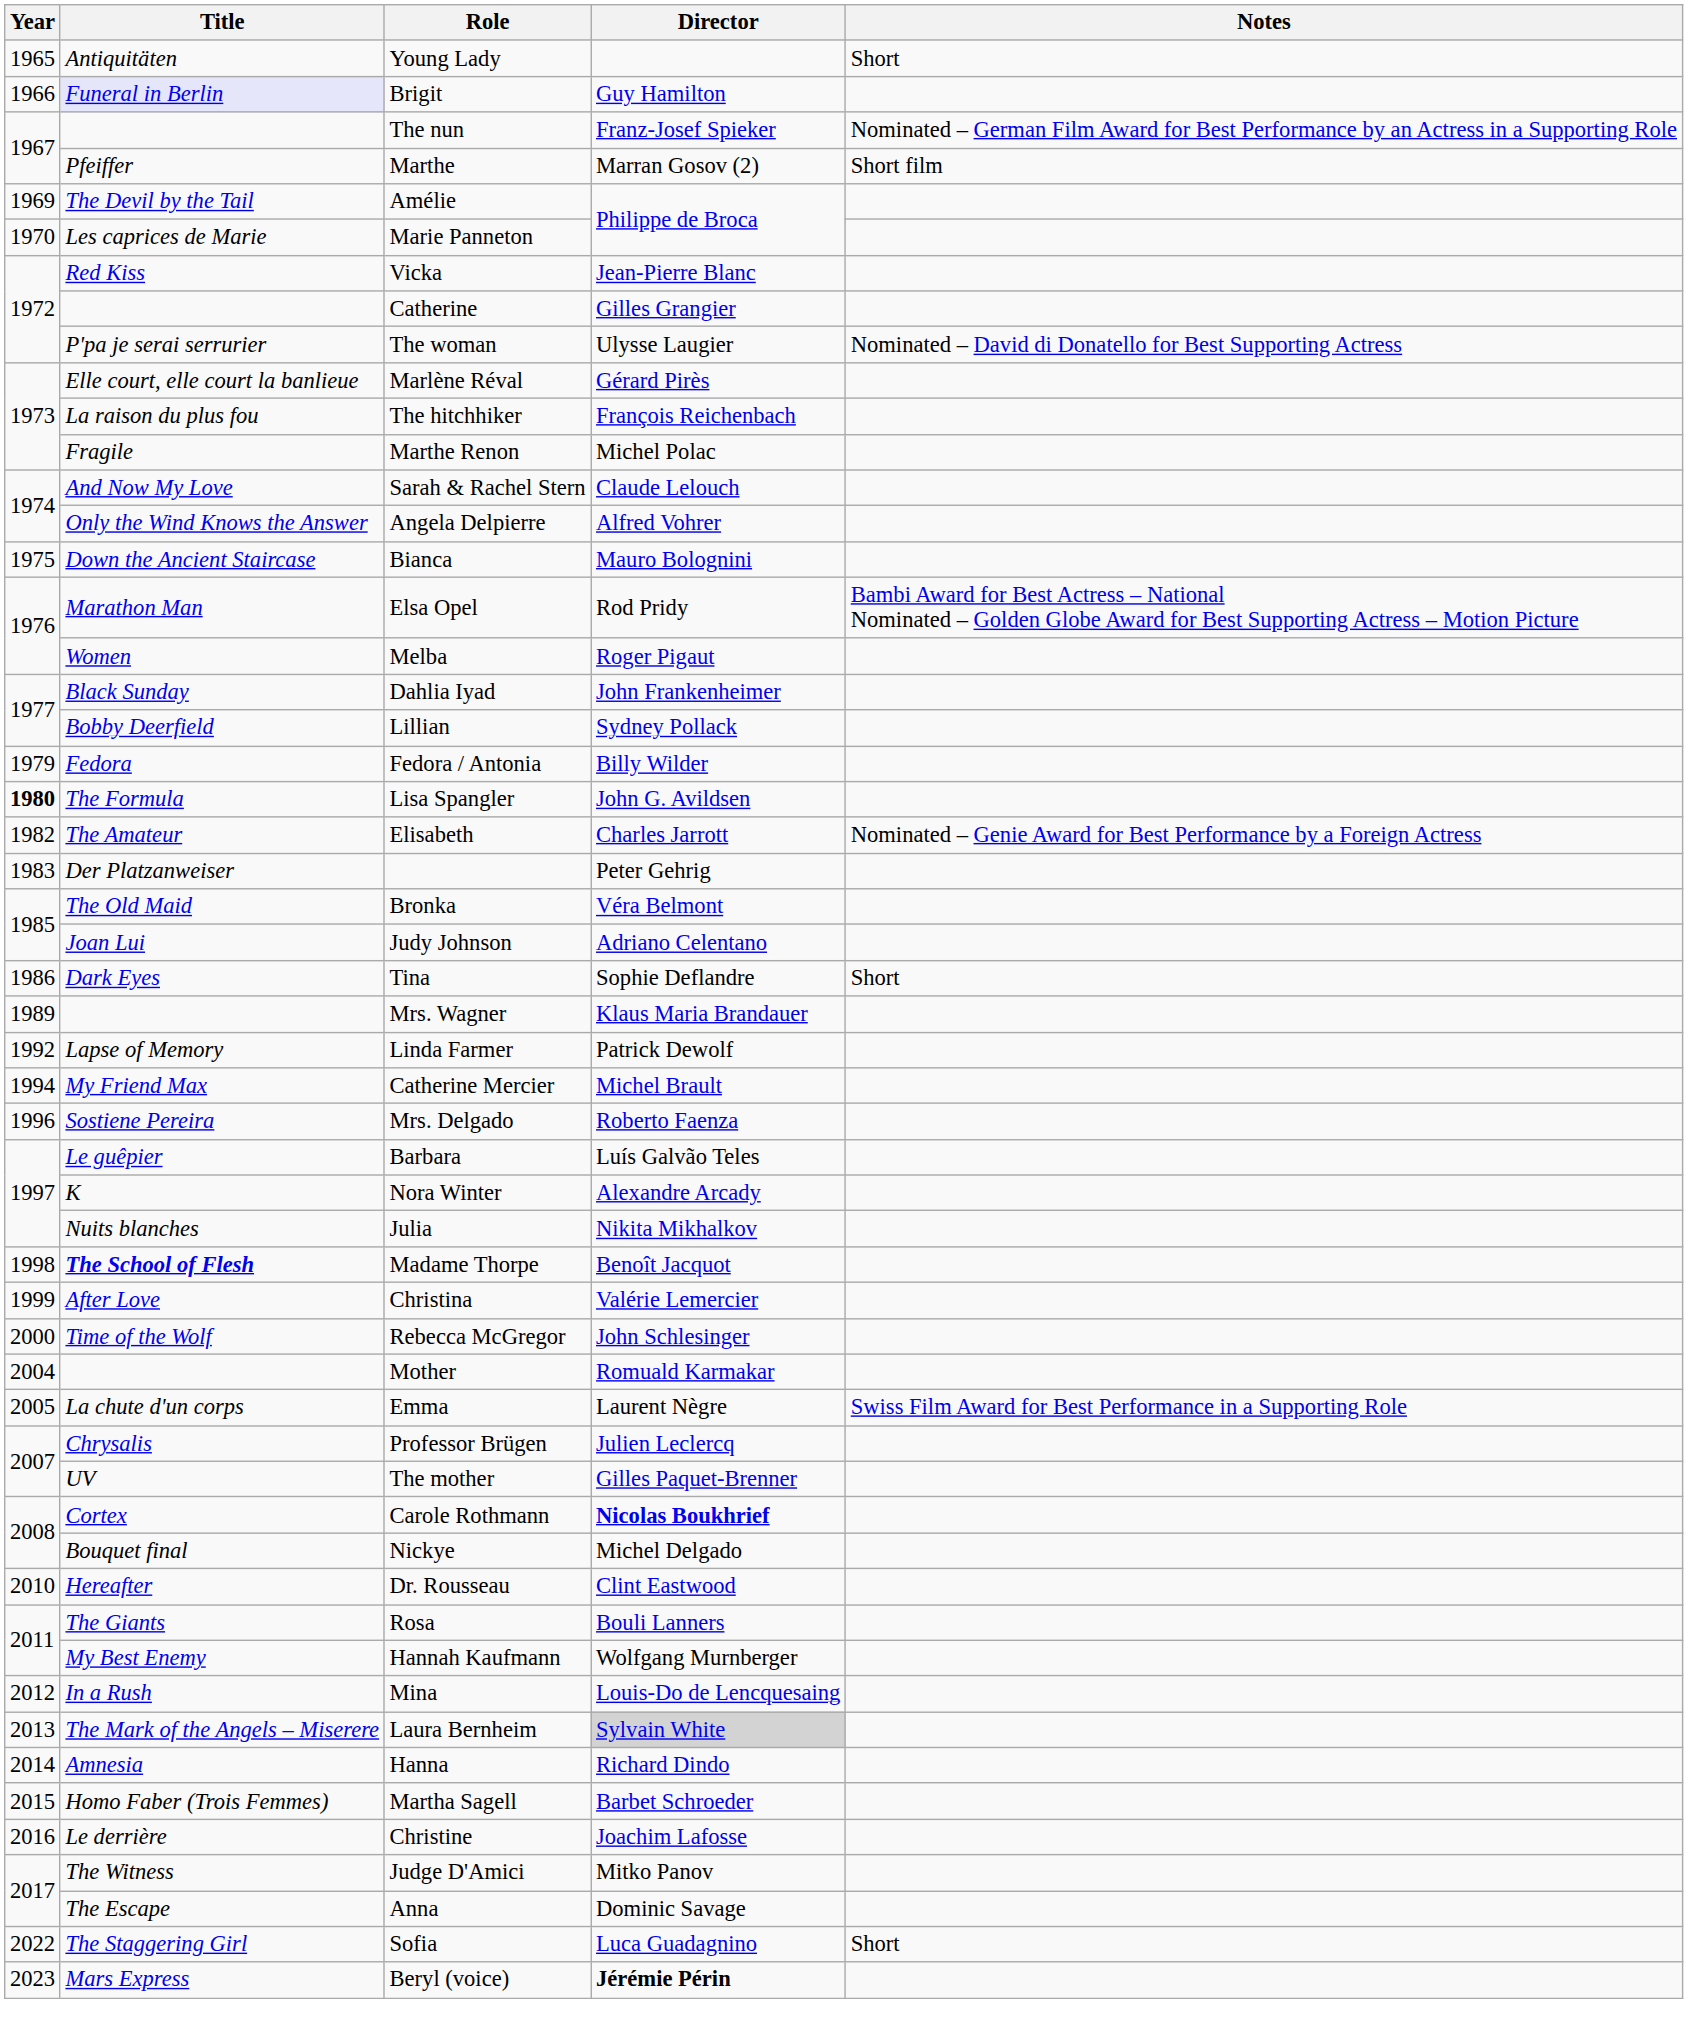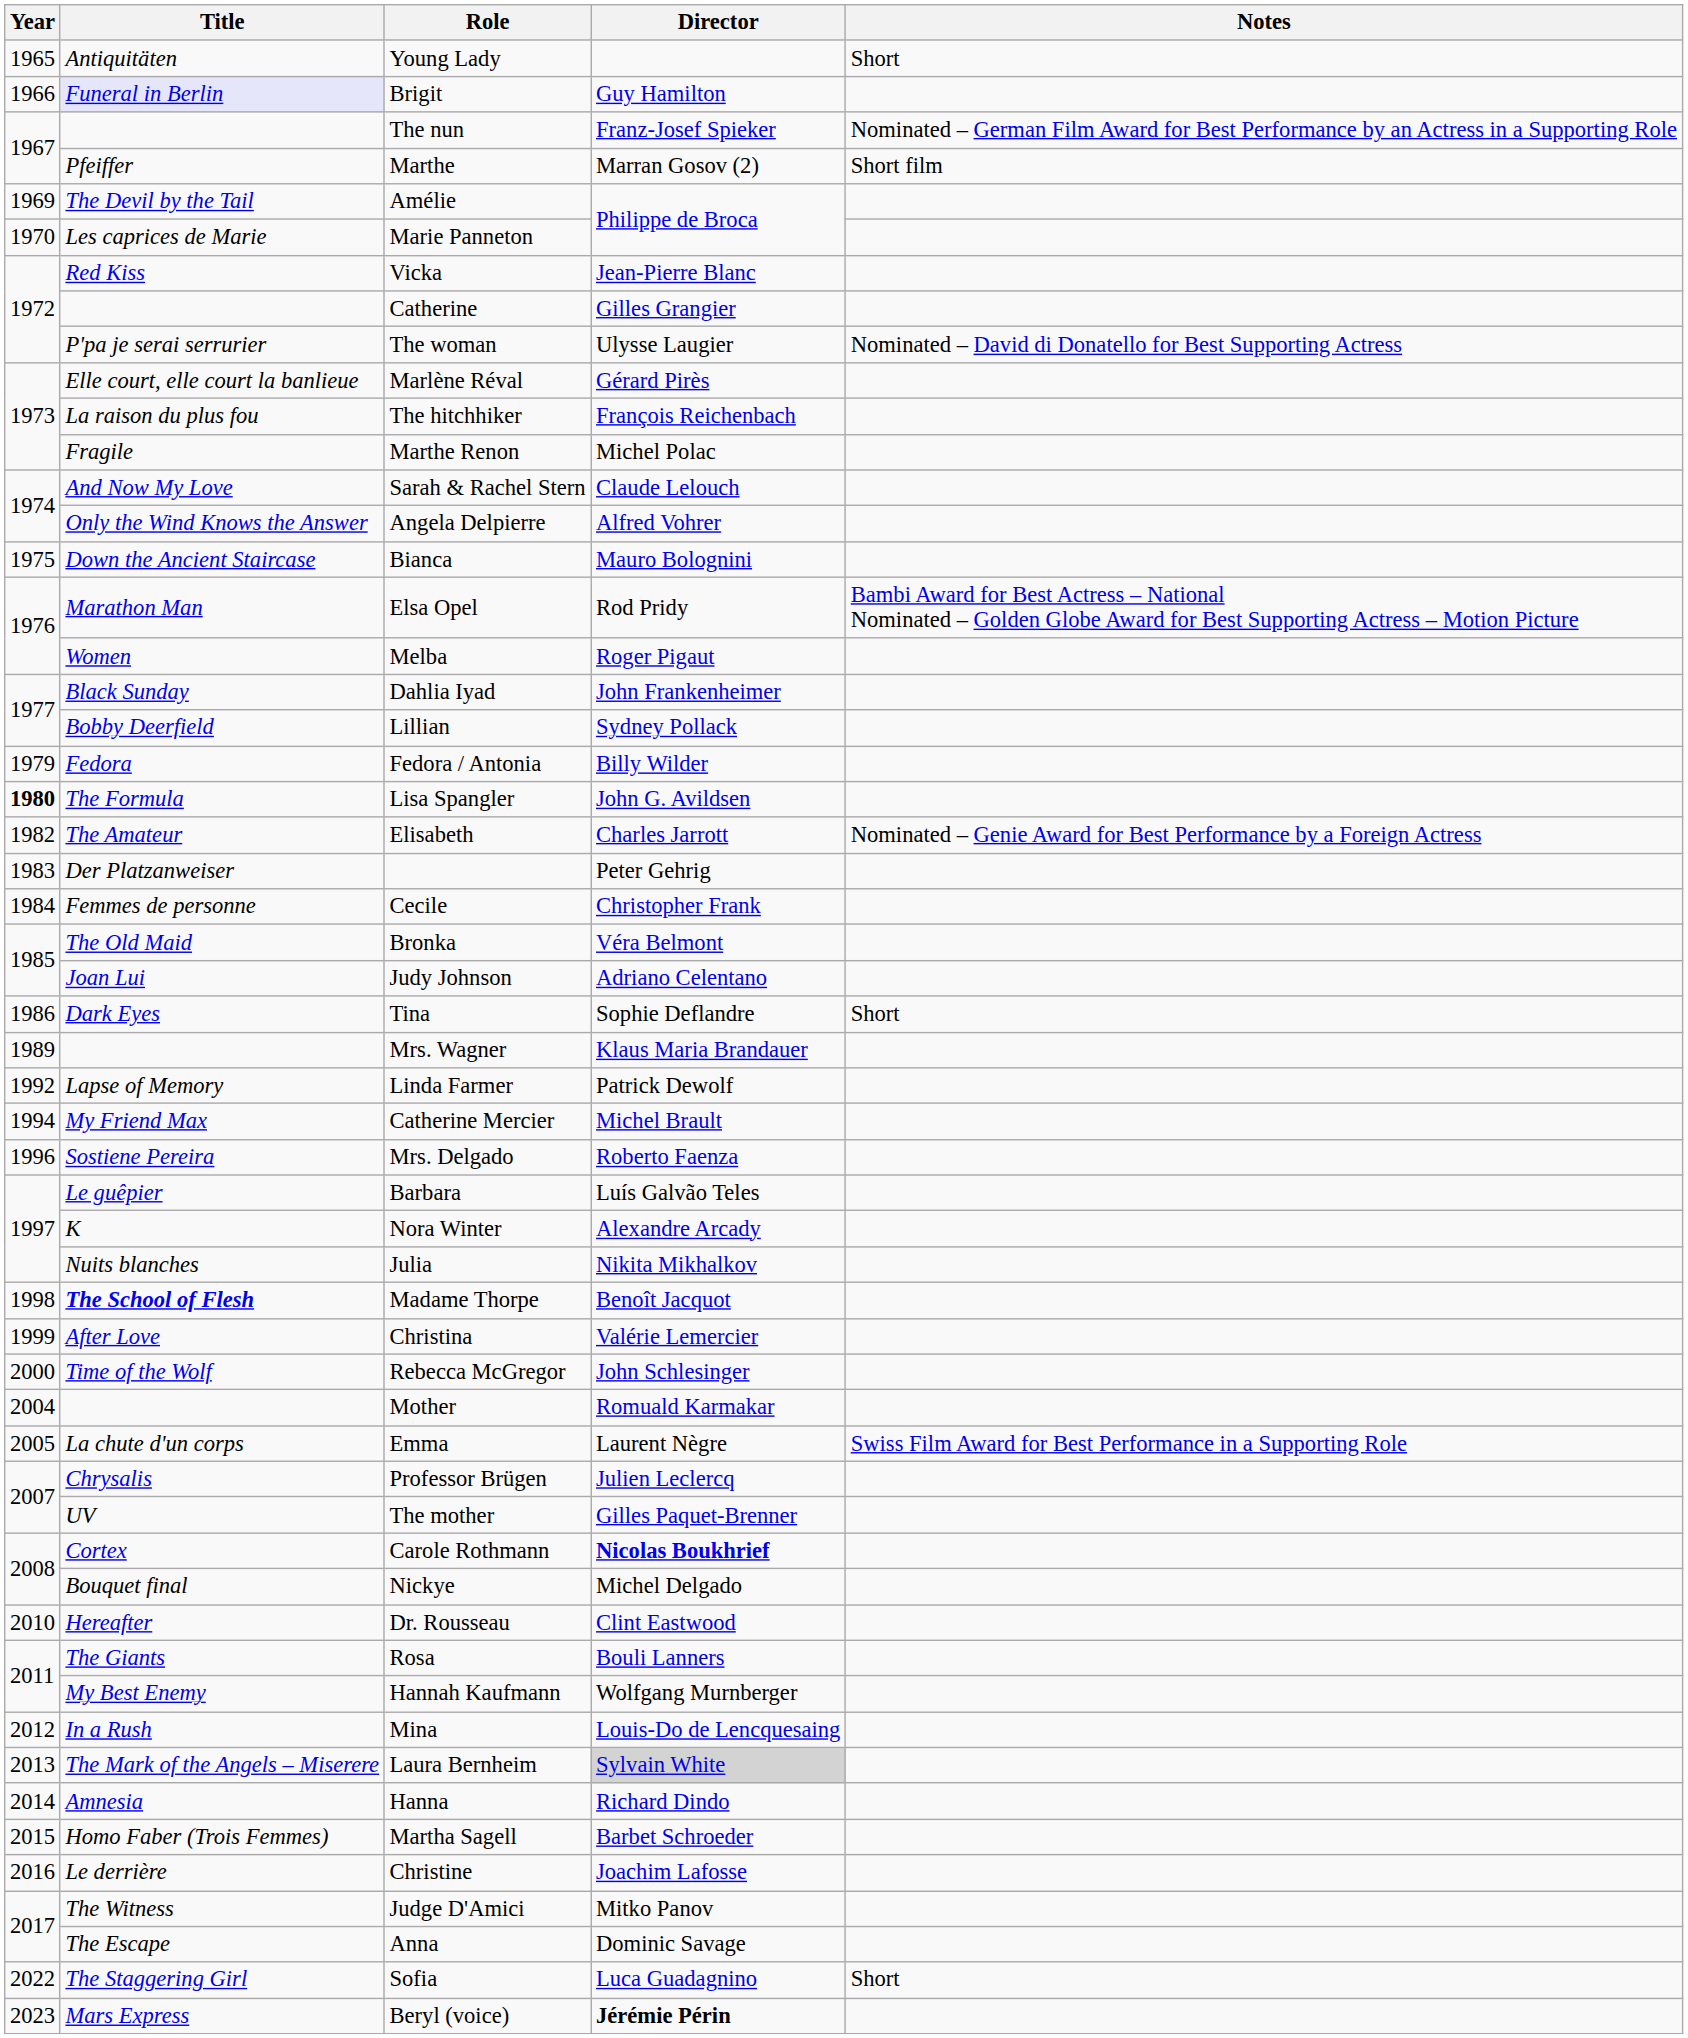+ row: (418, 906)
